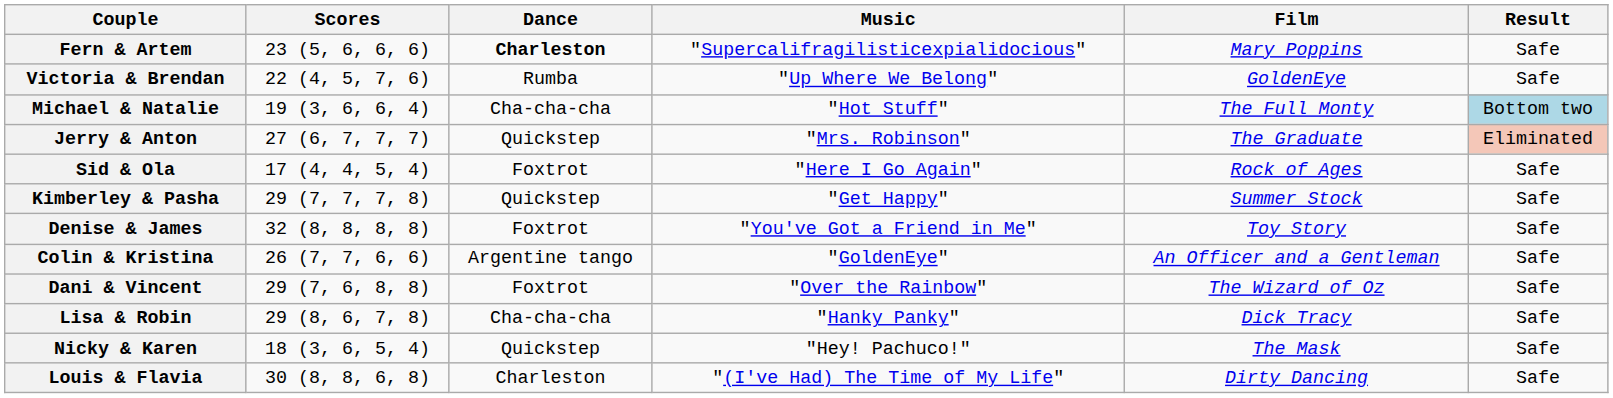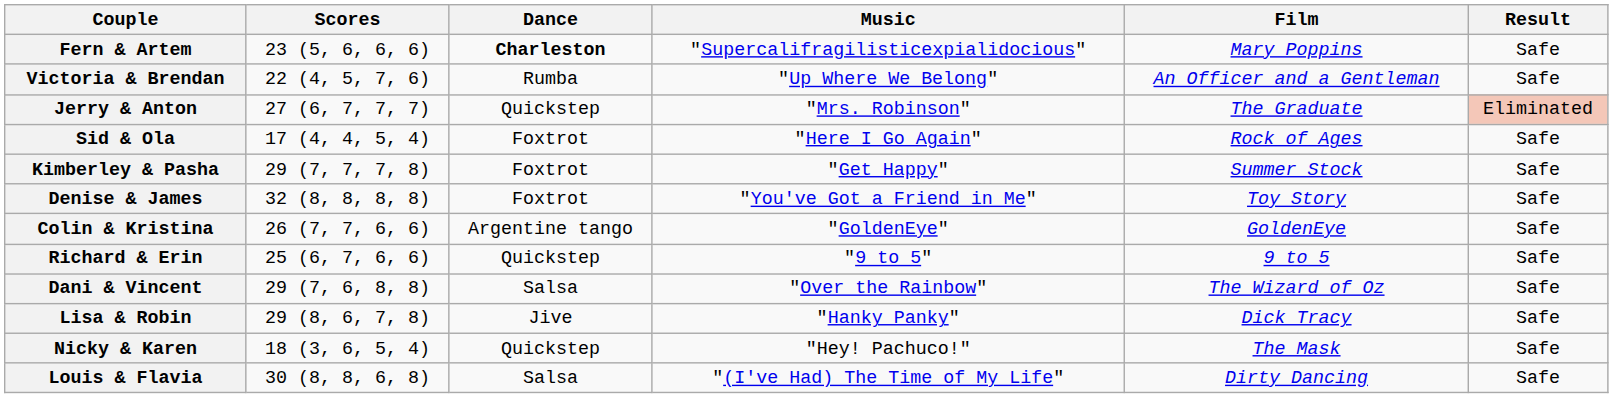(1297, 79) GoldenEye -> (1297, 79) An Officer and a Gentleman
- row: (125, 109)
(550, 199) Quickstep -> (550, 169) Foxtrot
(1297, 259) An Officer and a Gentleman -> (1297, 229) GoldenEye
+ row: (125, 259)
(550, 289) Foxtrot -> (550, 289) Salsa
(550, 318) Cha-cha-cha -> (550, 318) Jive
(550, 378) Charleston -> (550, 378) Salsa
